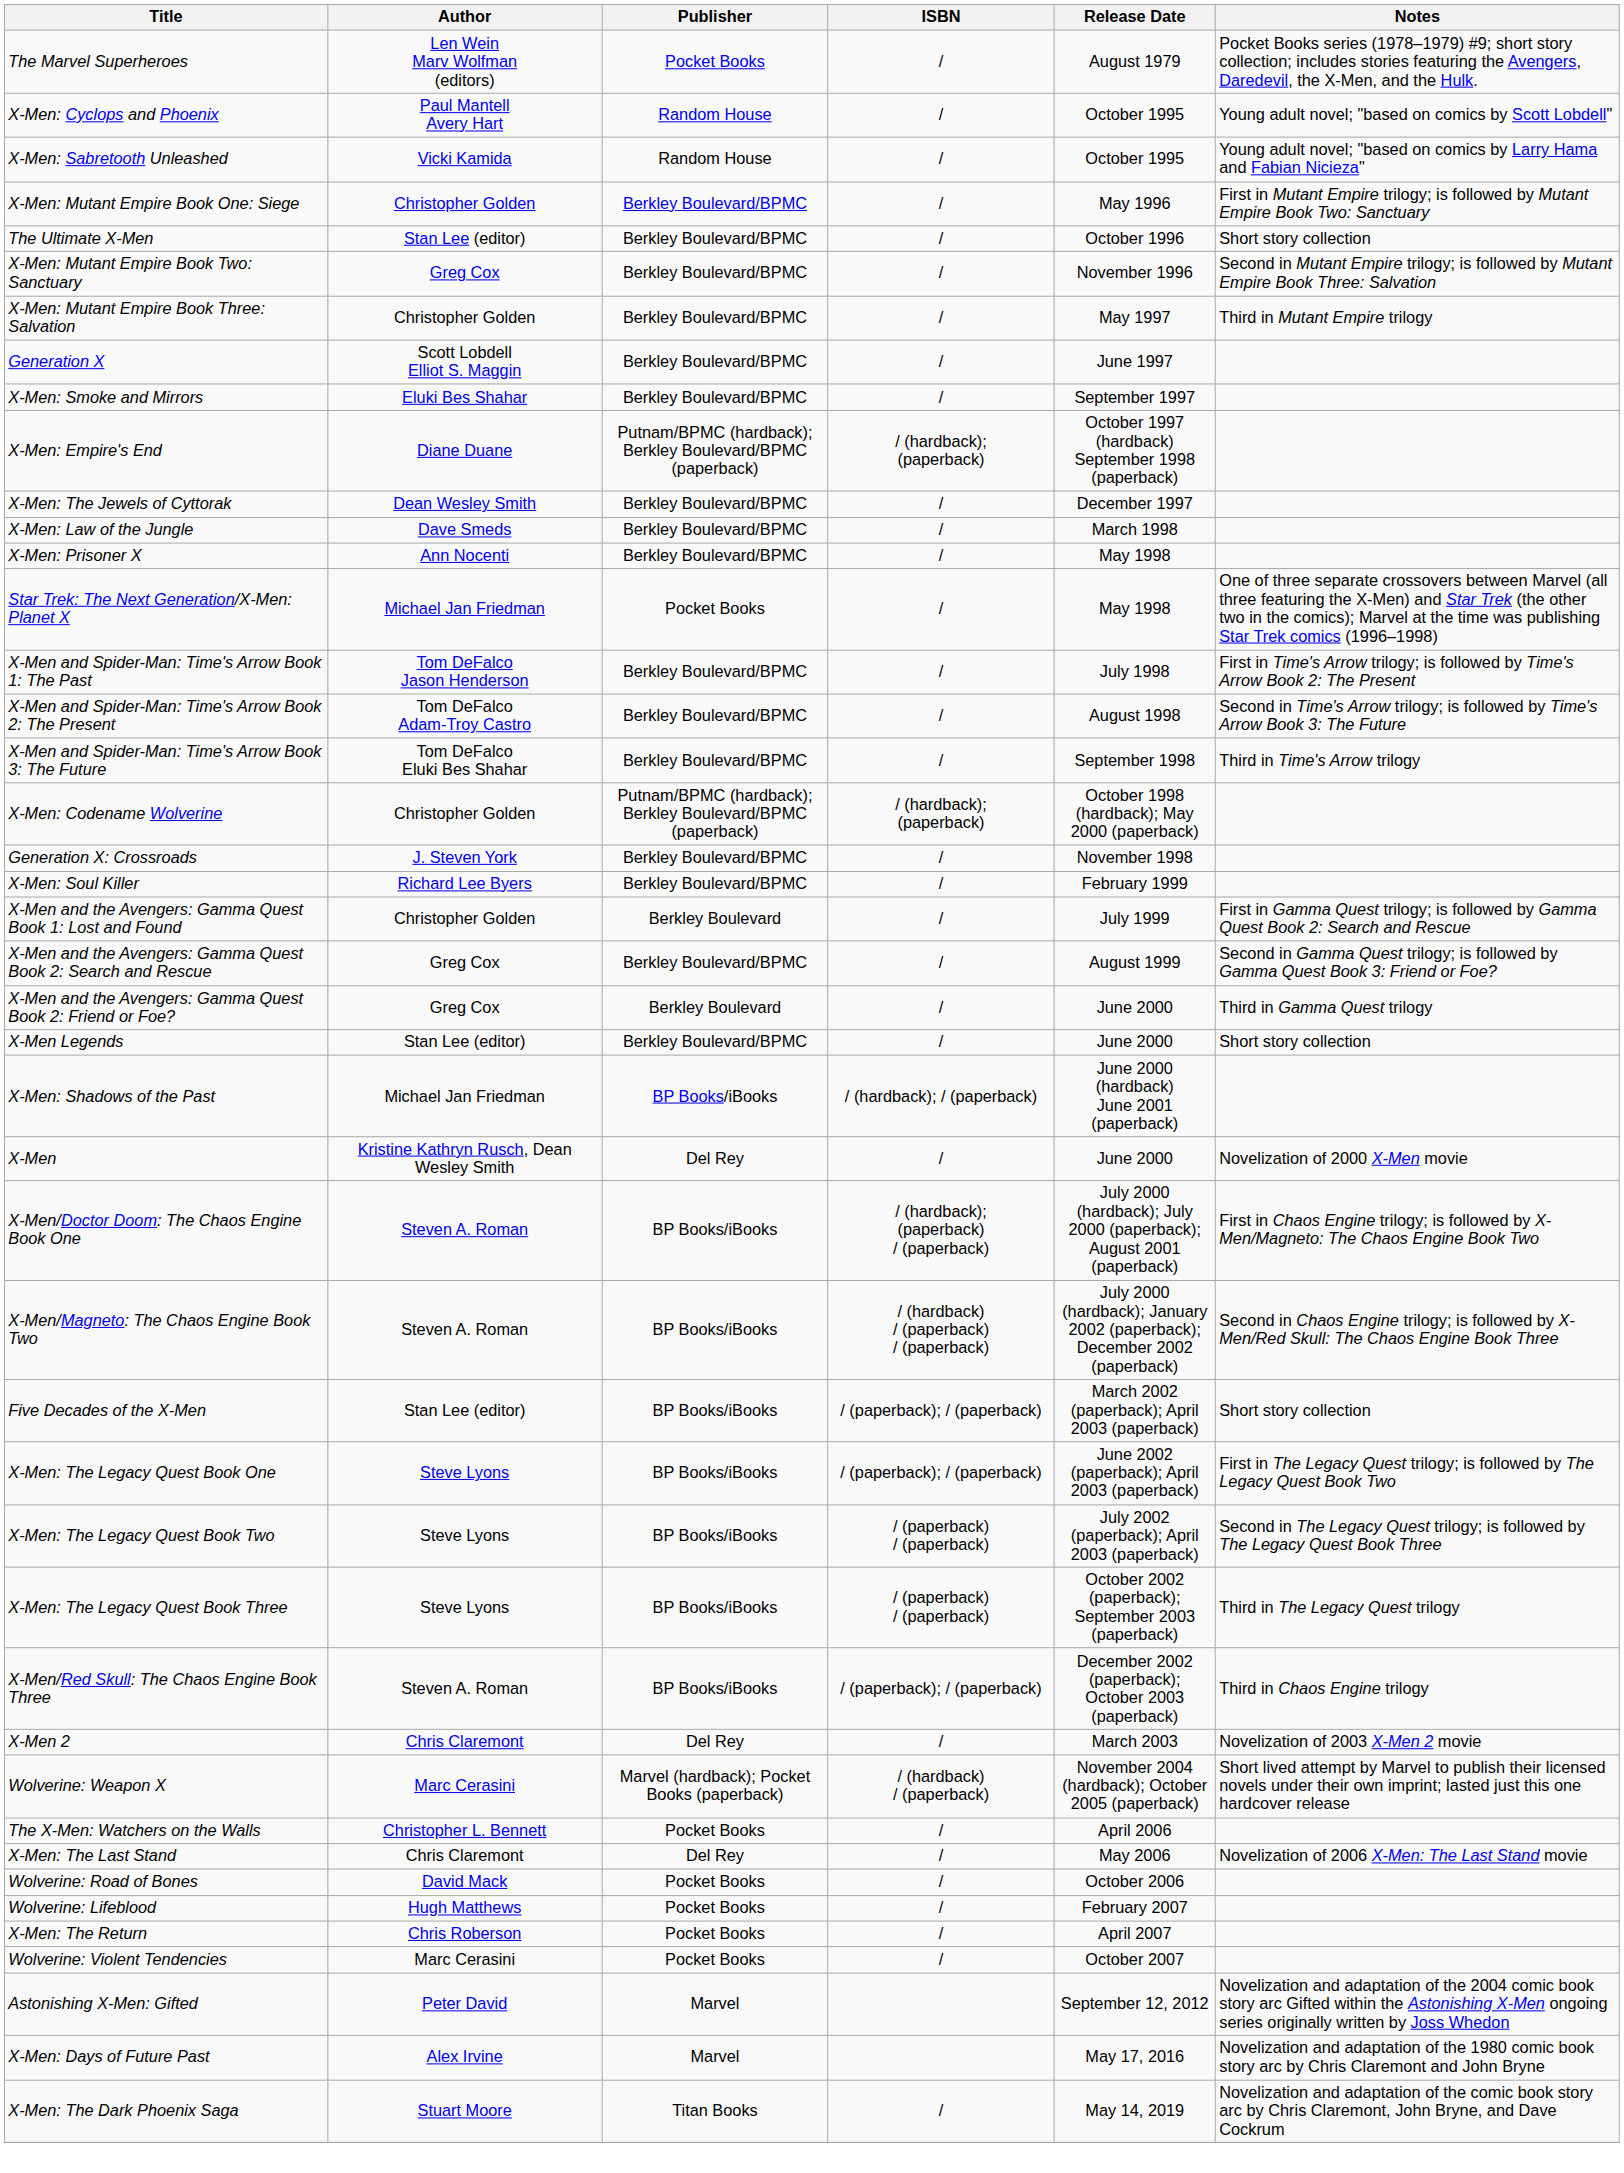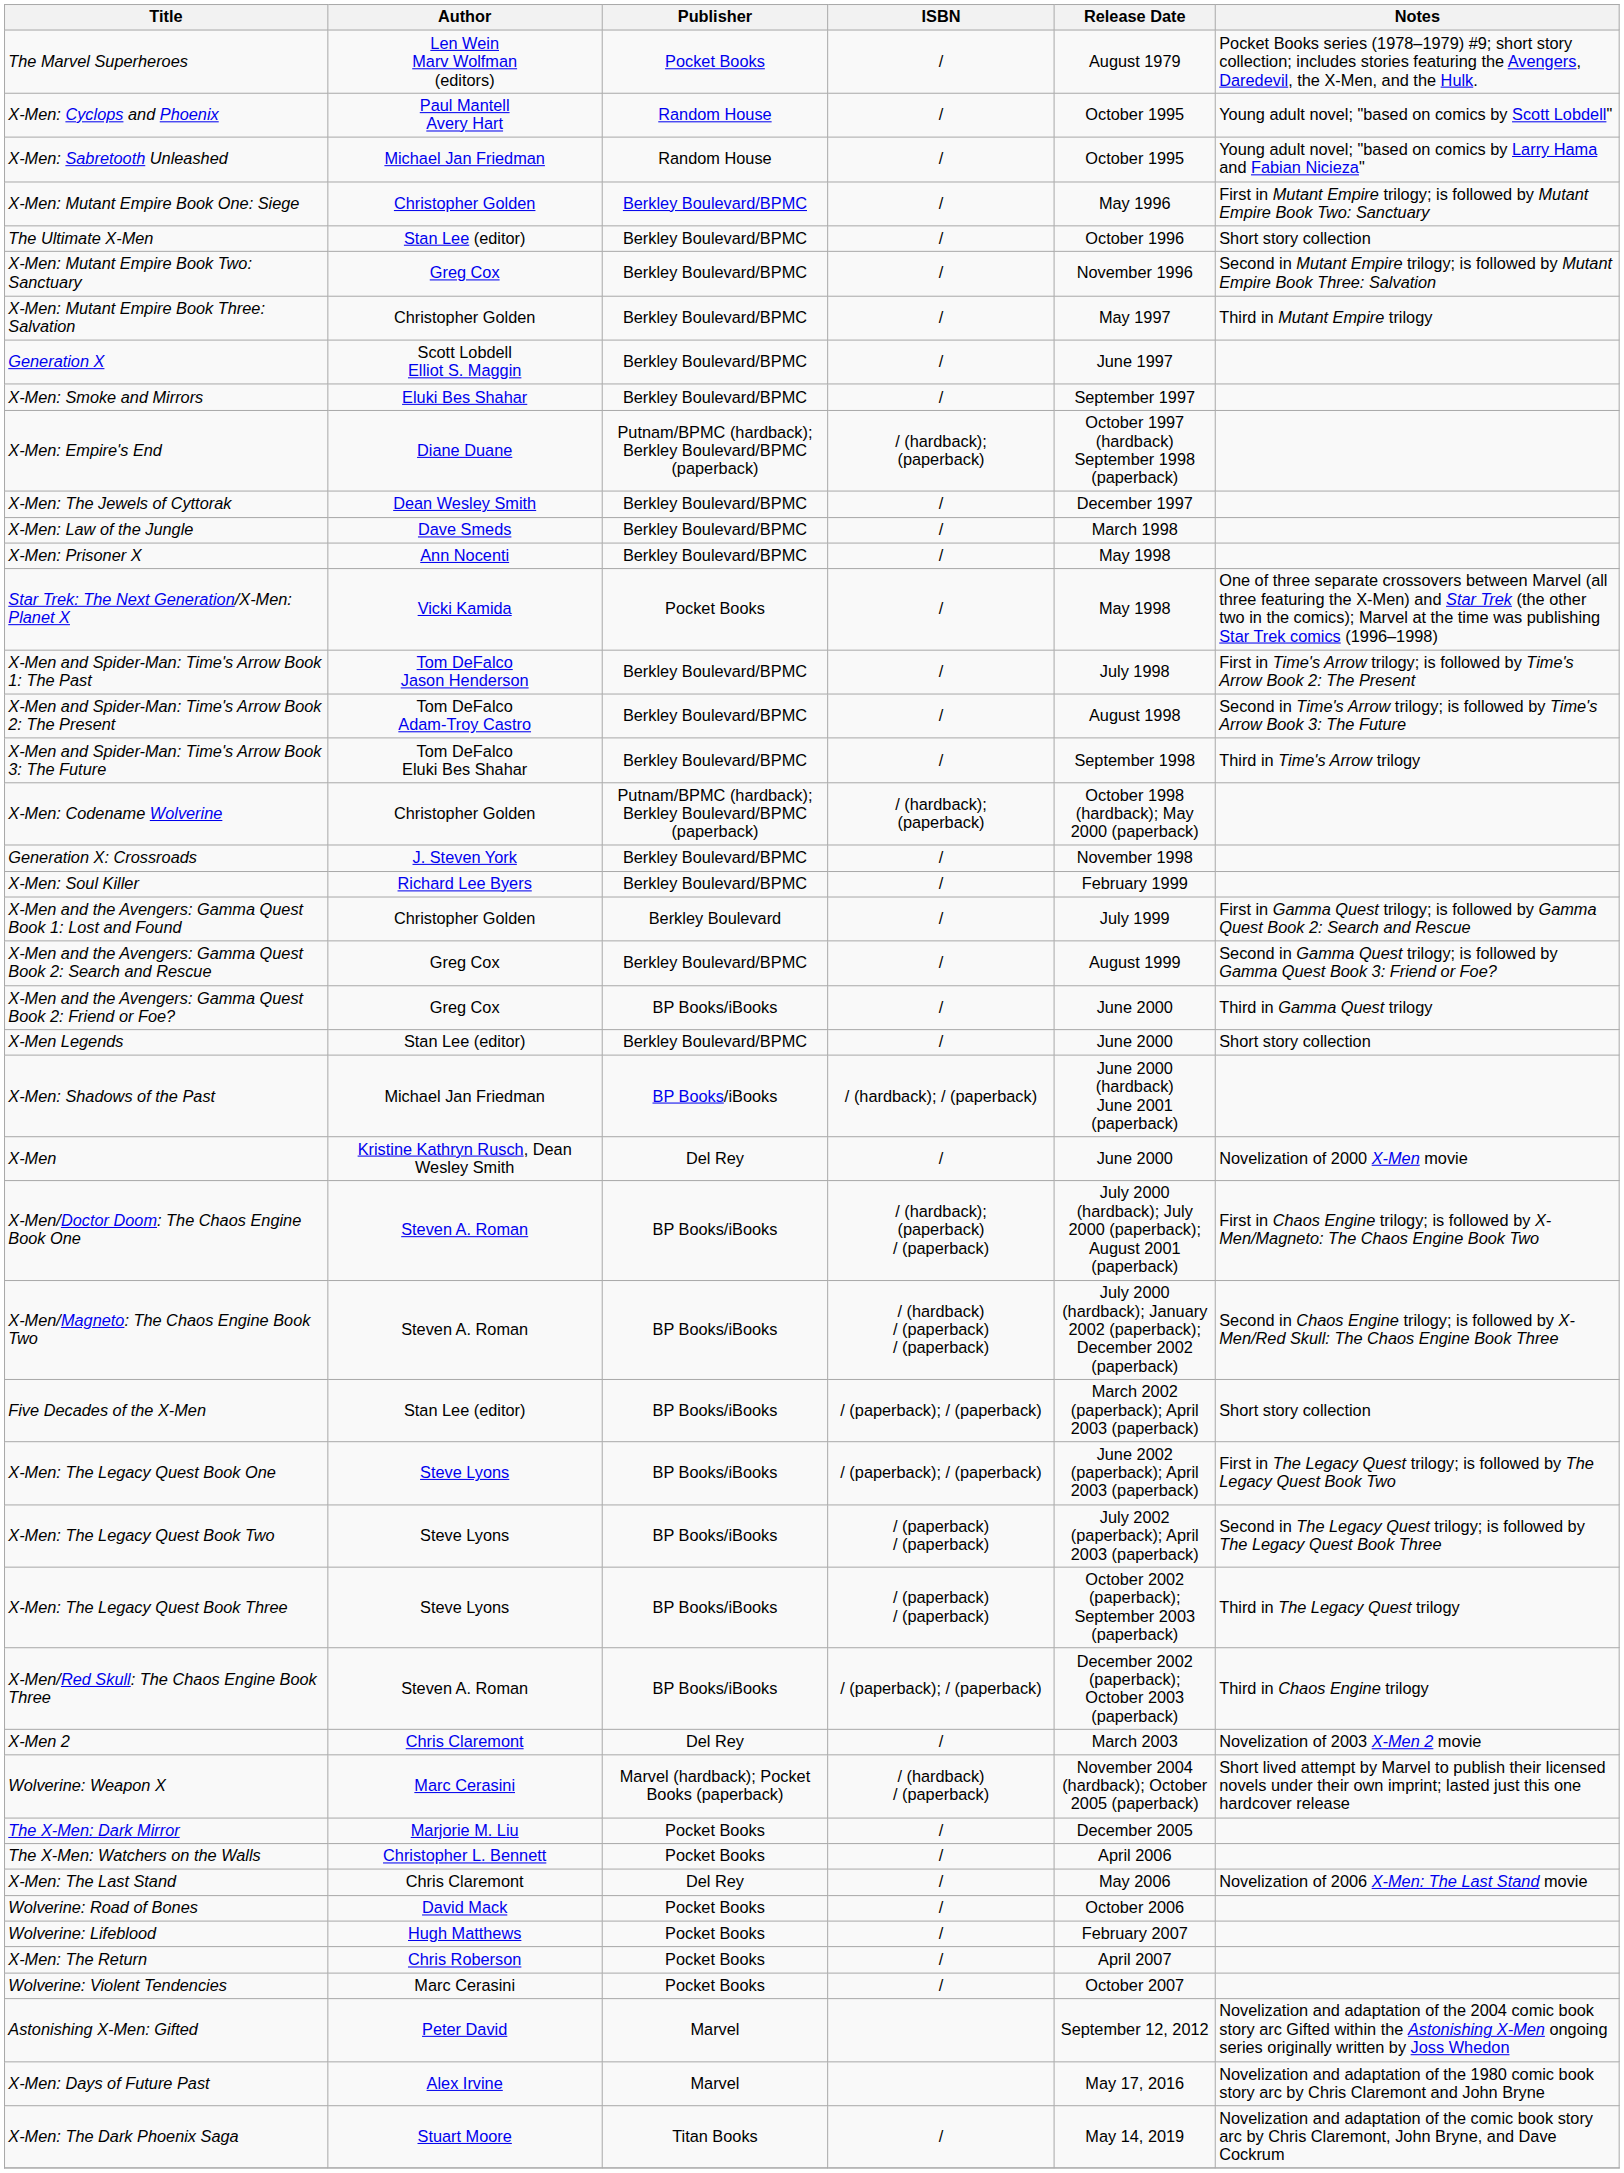(465, 159) Vicki Kamida -> (465, 159) Michael Jan Friedman
(465, 609) Michael Jan Friedman -> (465, 609) Vicki Kamida
(715, 1007) Berkley Boulevard -> (715, 1007) BP Books/iBooks
+ row: (94, 1830)
